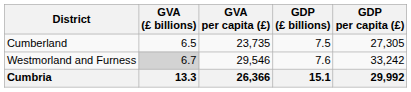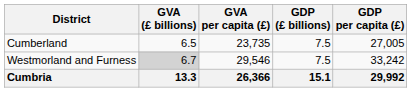(387, 43) 27,305 -> (387, 43) 27,005
(323, 60) 7.6 -> (323, 60) 7.5
